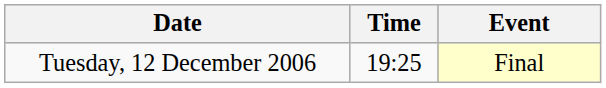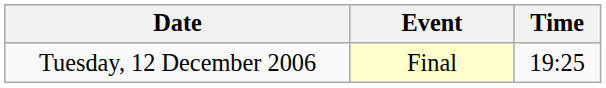columns swapped: (394, 23) <-> (519, 23)
